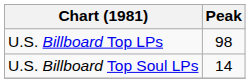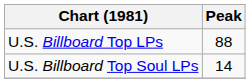(224, 41) 98 -> (224, 41) 88
